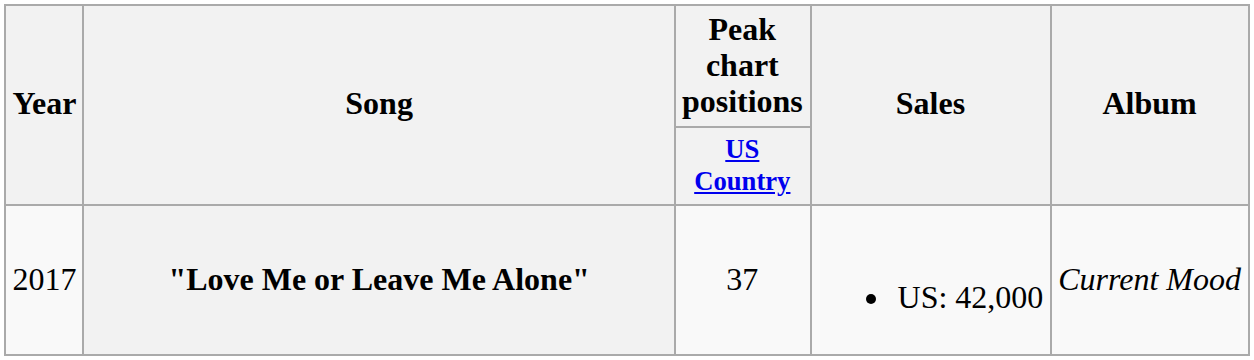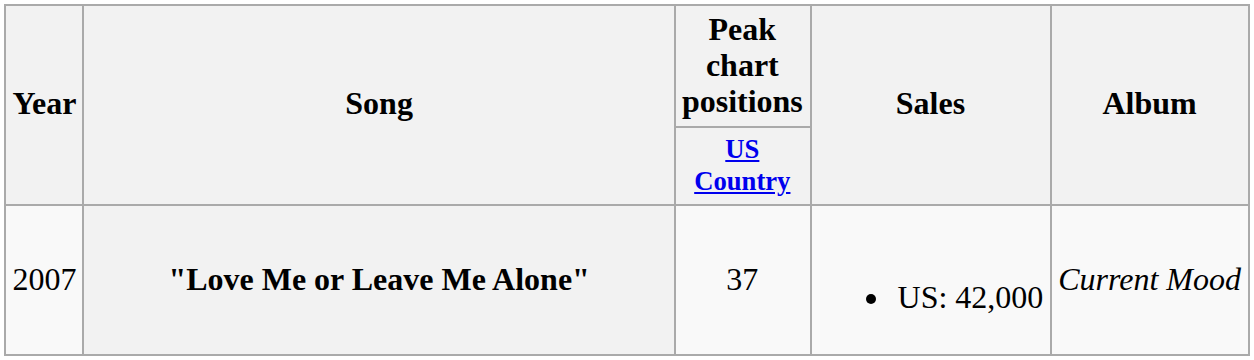(44, 279) 2017 -> (44, 279) 2007
